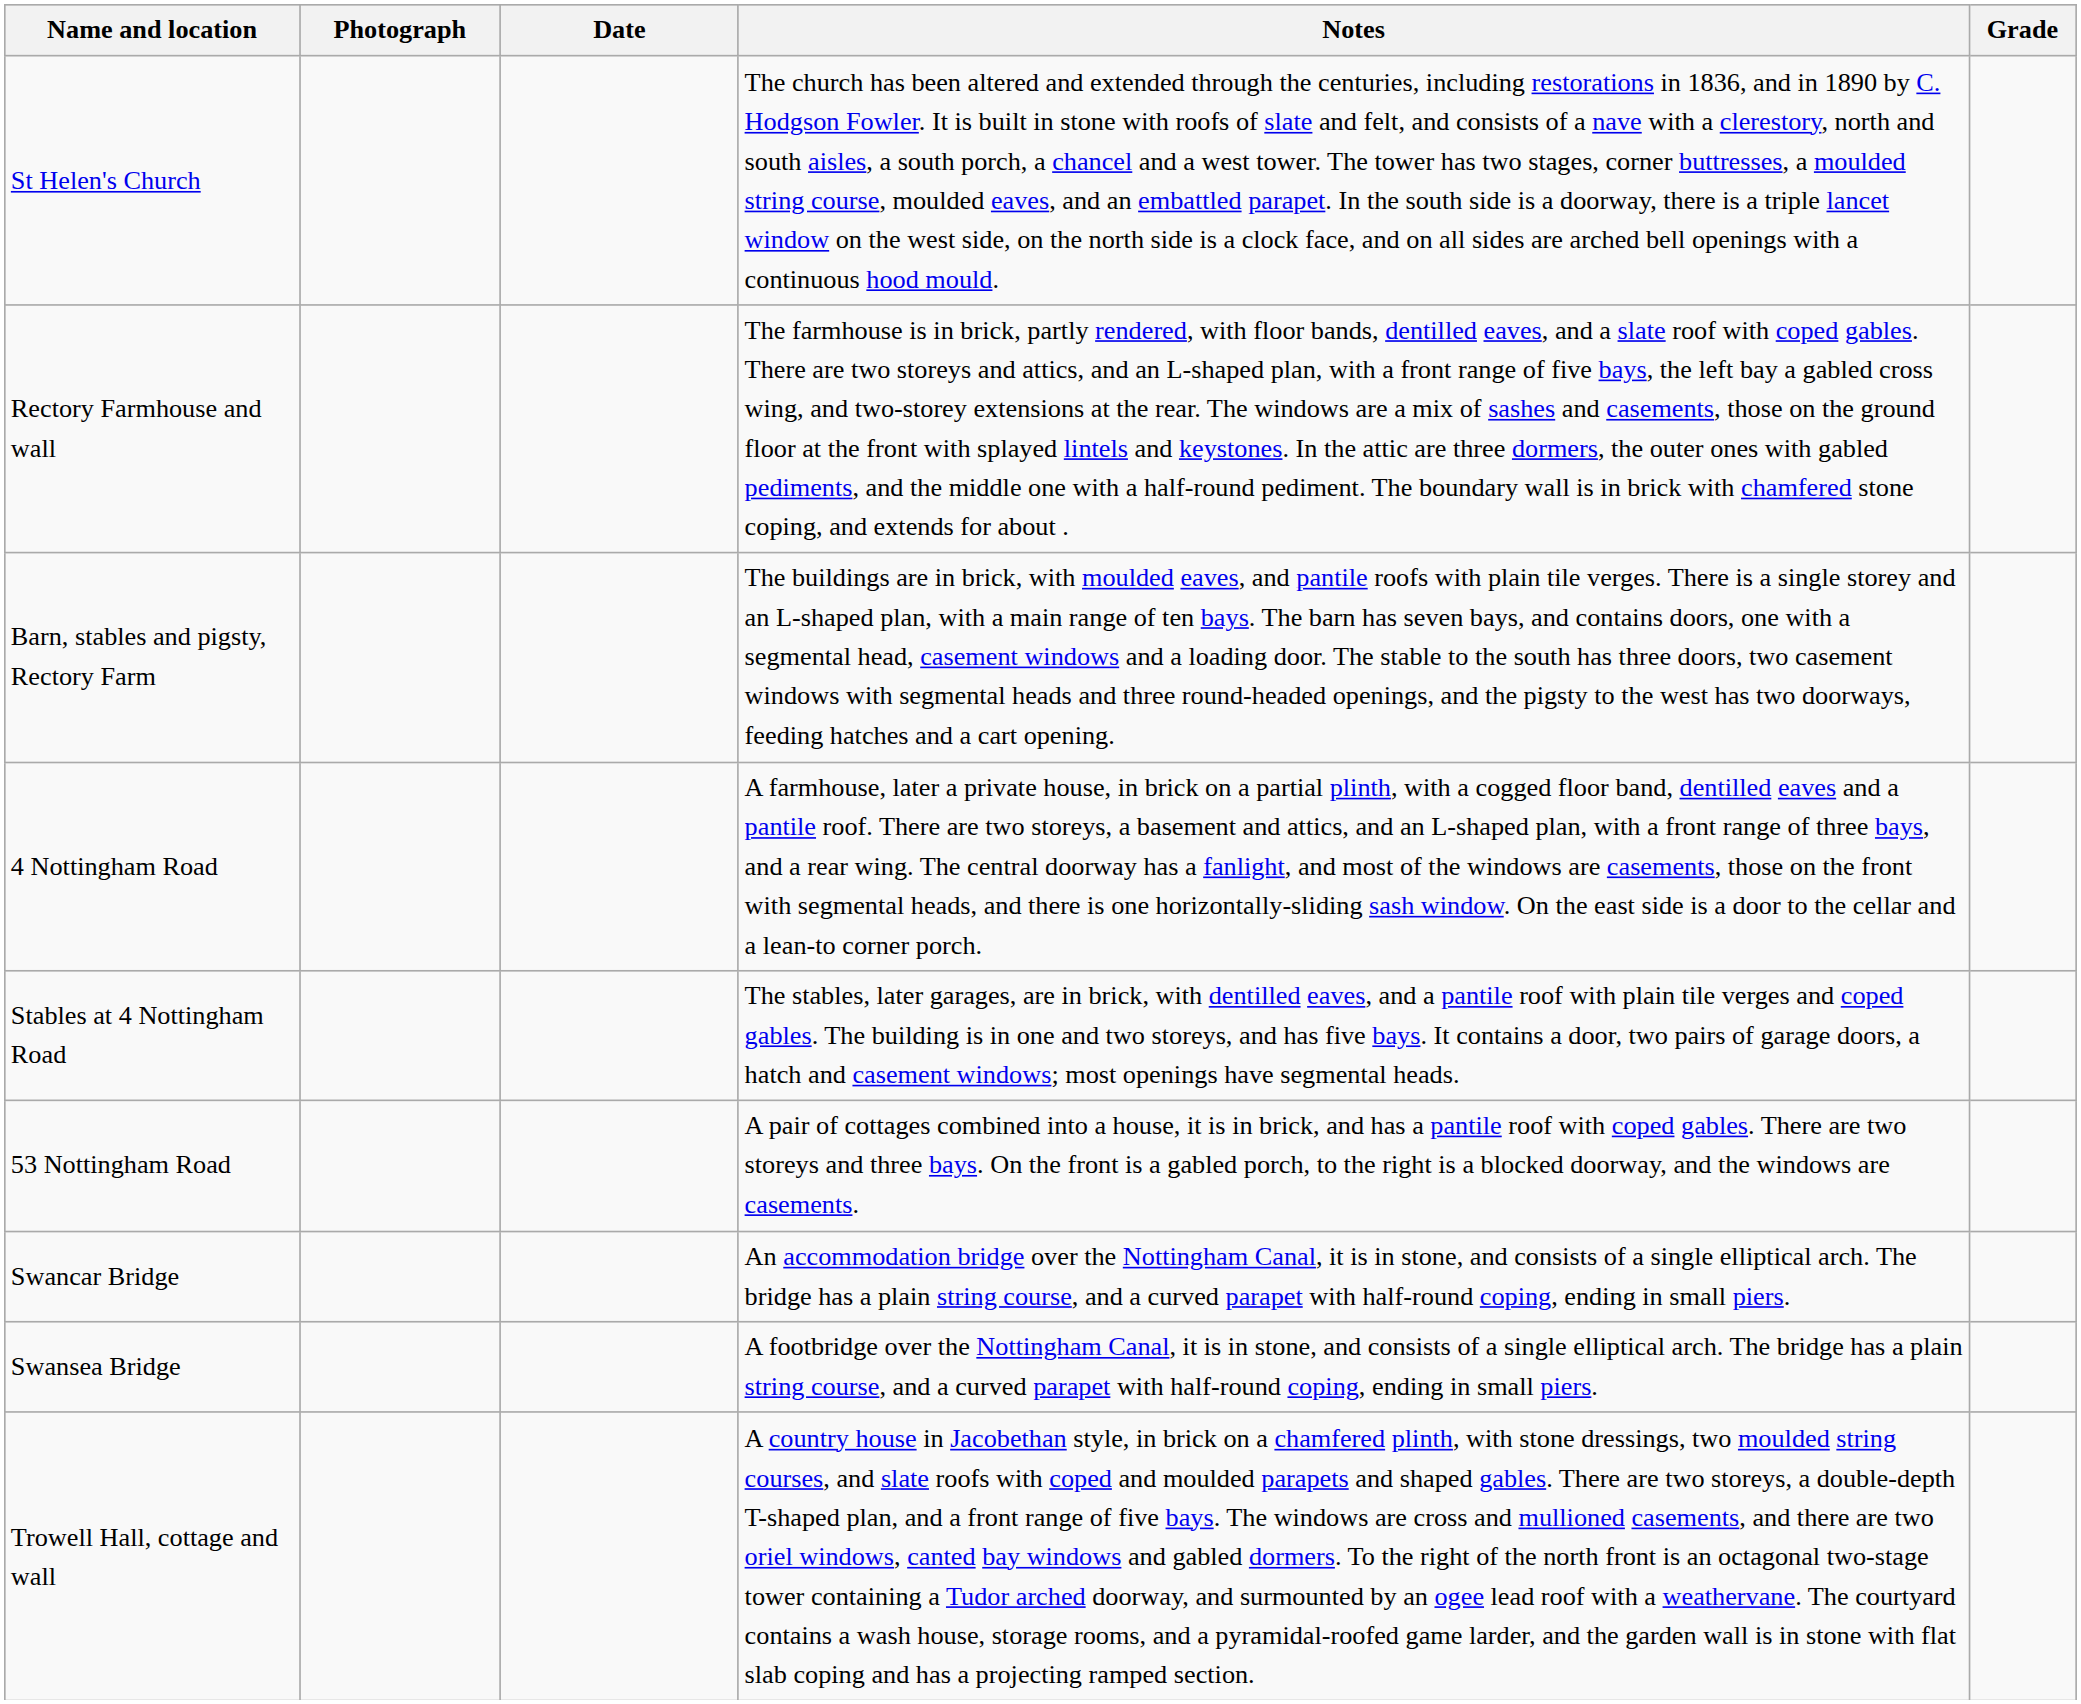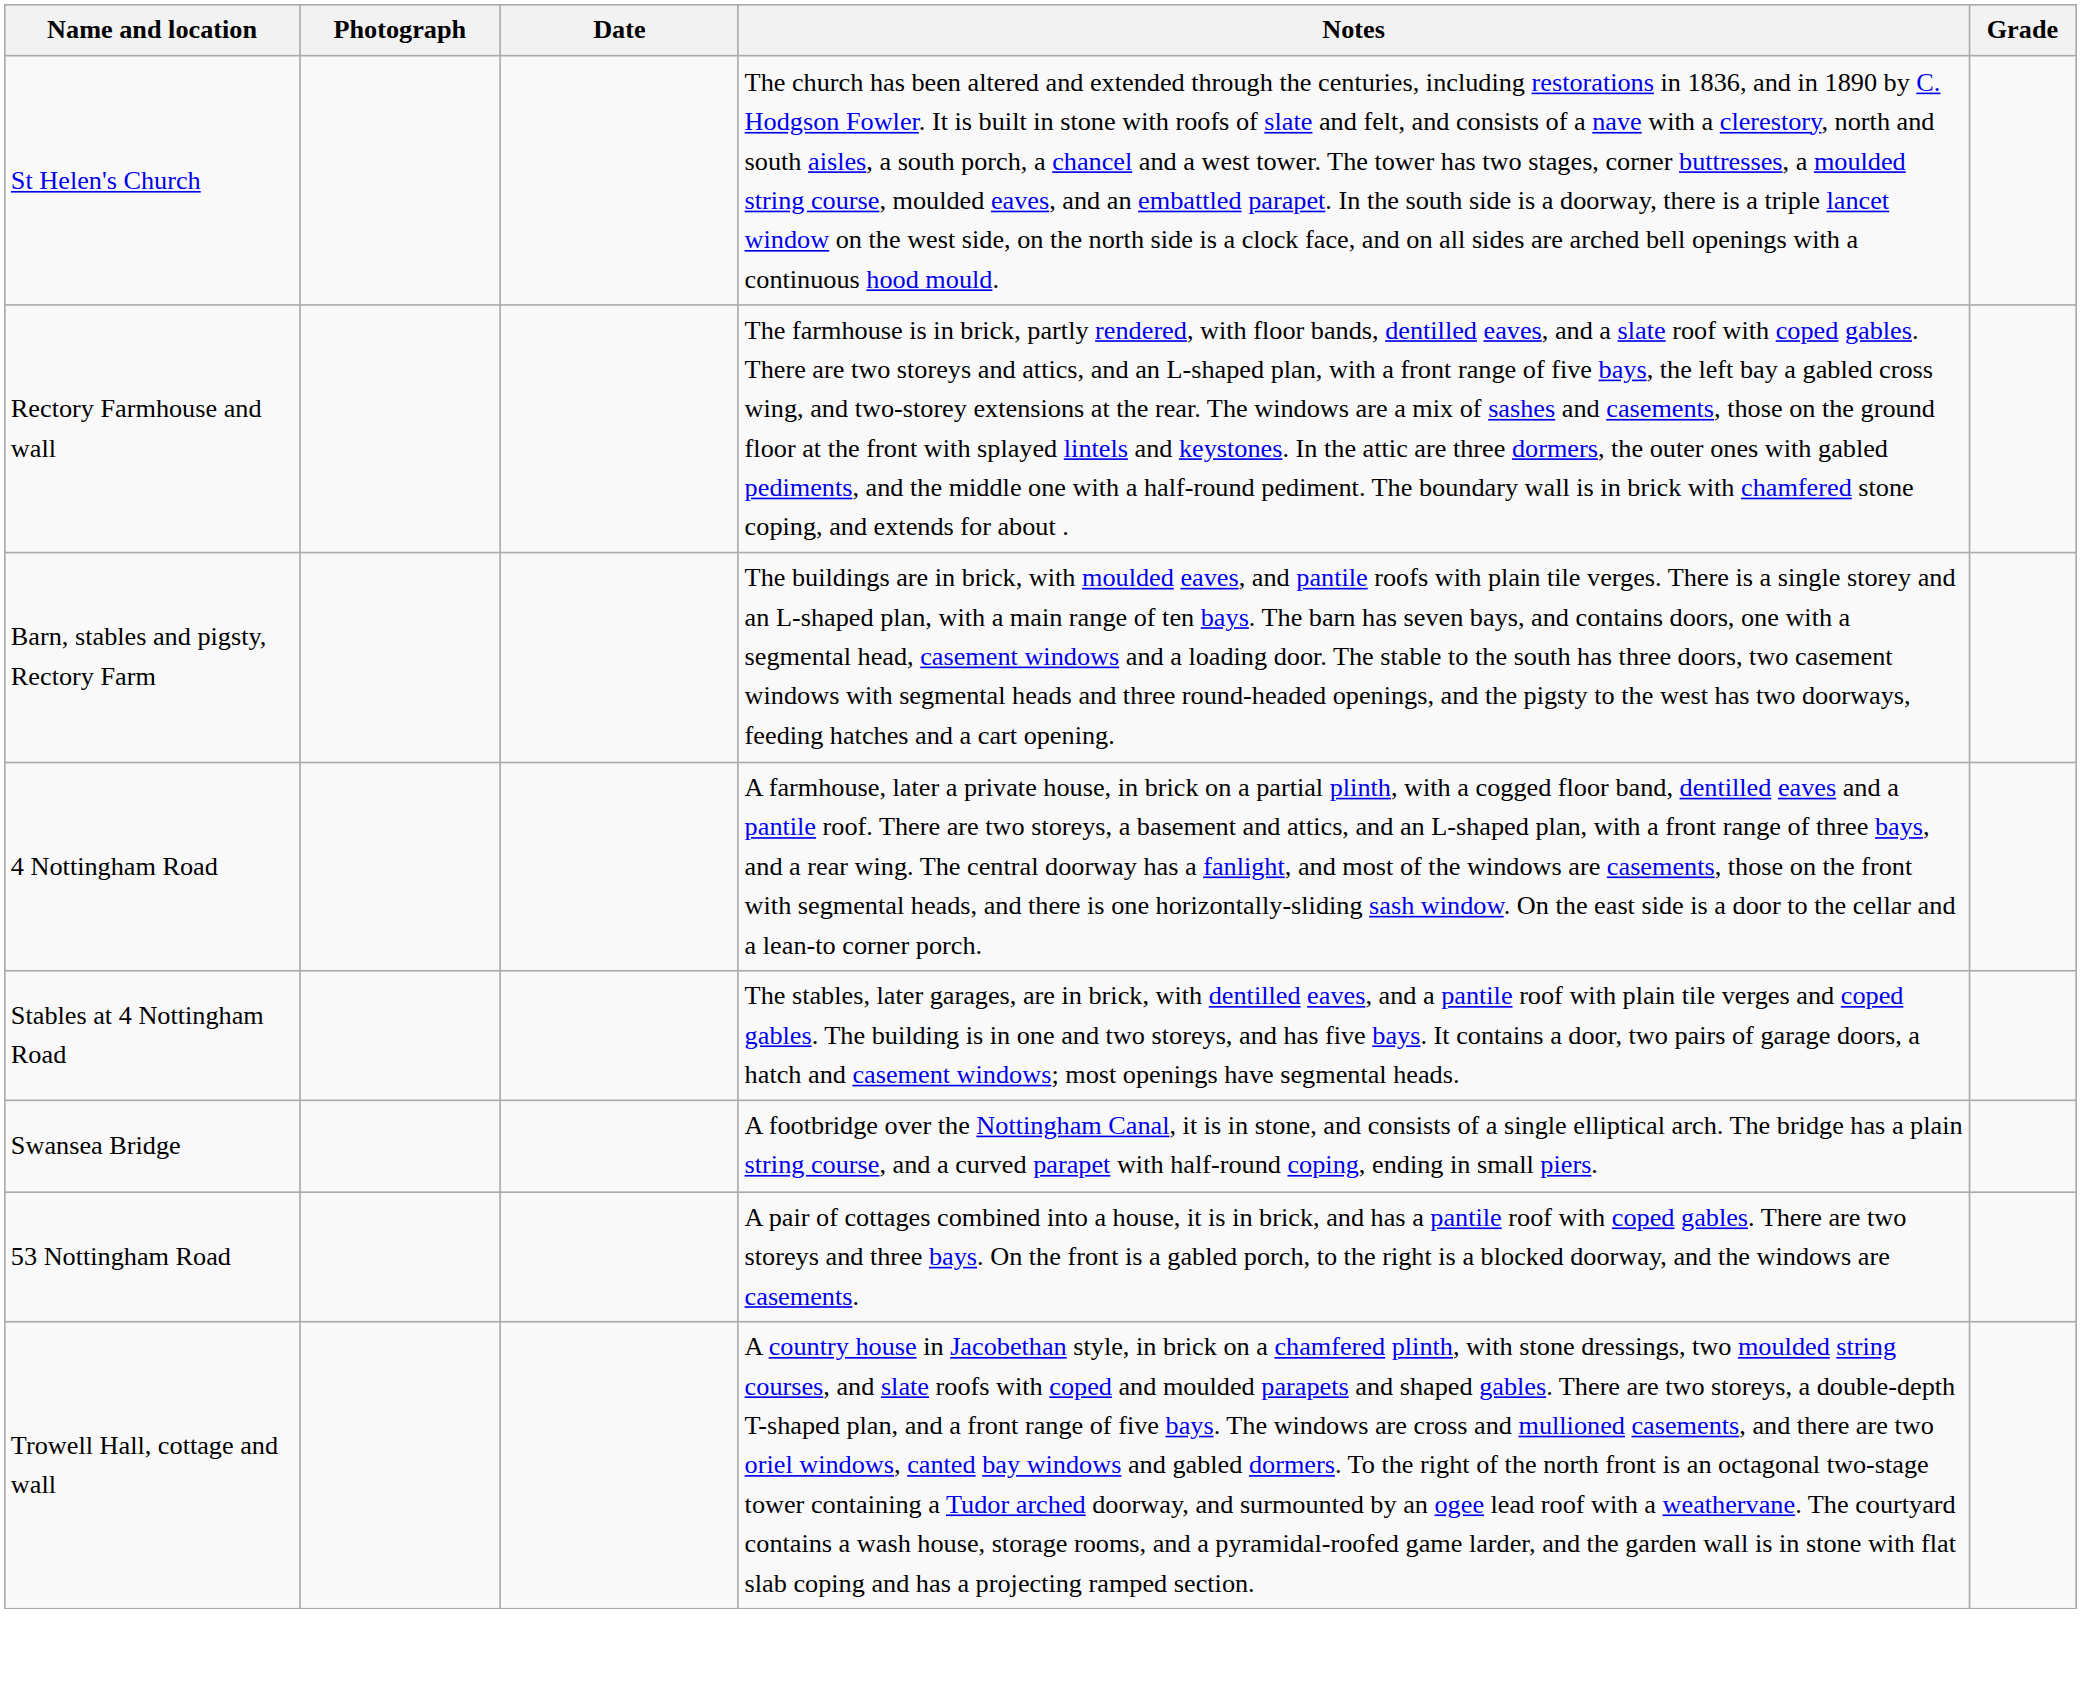rows swapped: (121, 1165) <-> (96, 1366)
- row: (95, 1276)
